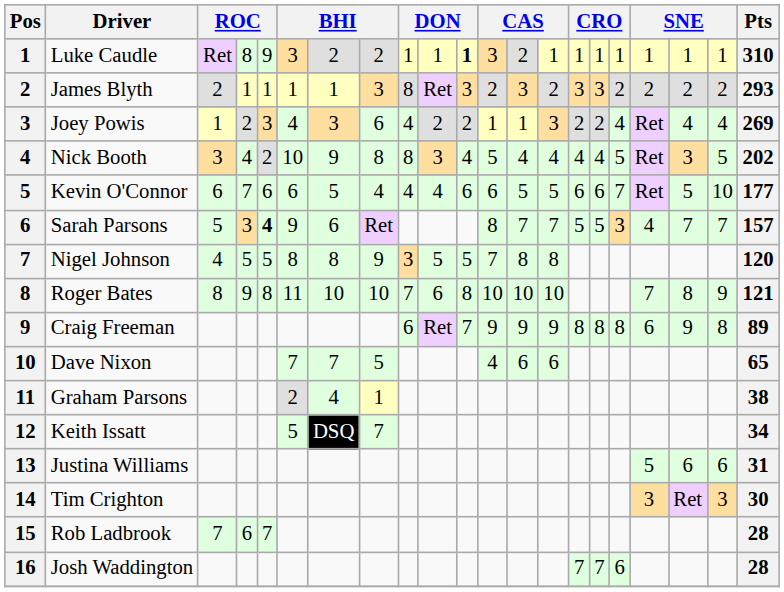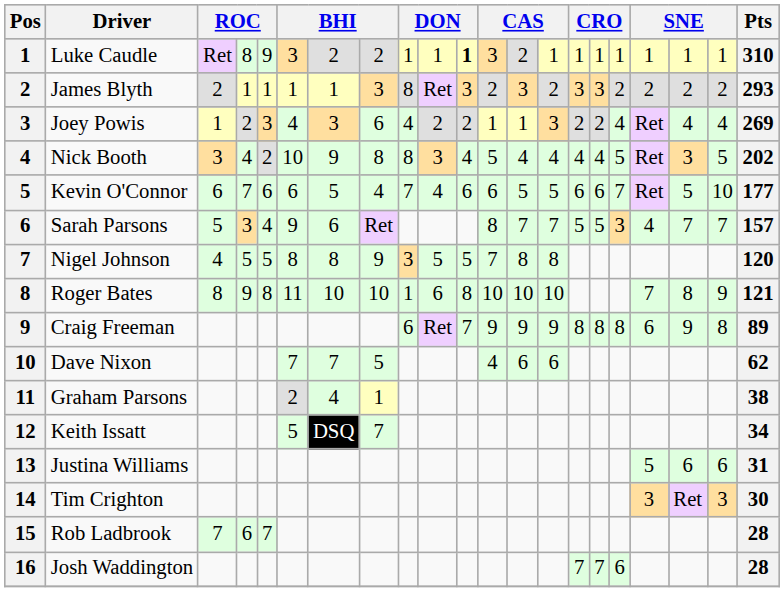(408, 192) 4 -> (408, 192) 7
(267, 226) bold -> (267, 226) normal
(408, 294) 7 -> (408, 294) 1
(758, 363) 65 -> (758, 363) 62
